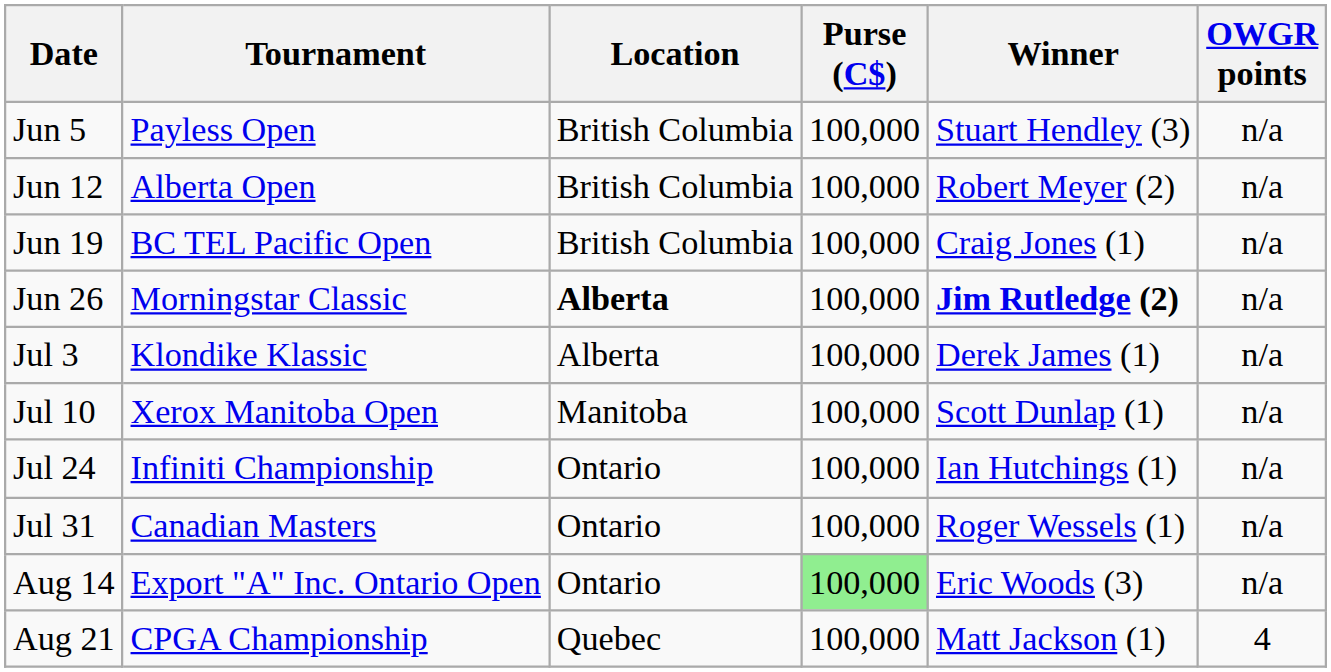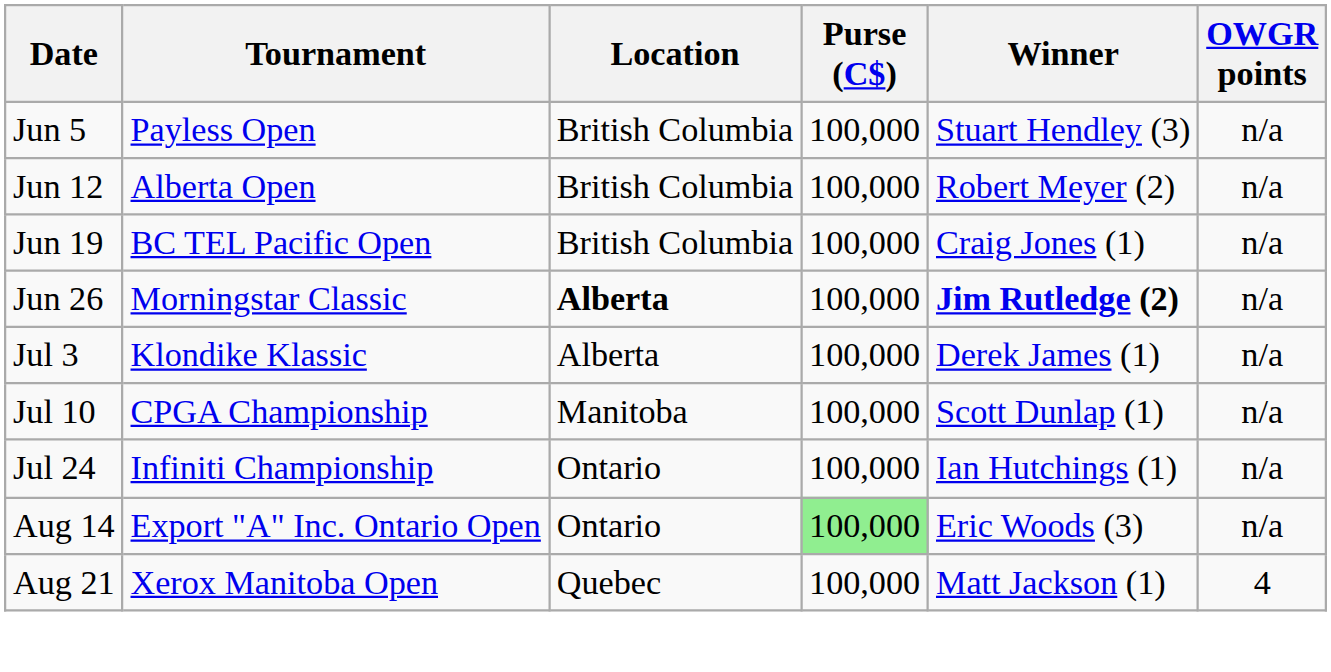(284, 411) Xerox Manitoba Open -> (279, 411) CPGA Championship
- row: (54, 524)
(279, 637) CPGA Championship -> (284, 580) Xerox Manitoba Open
